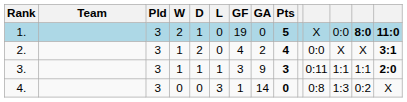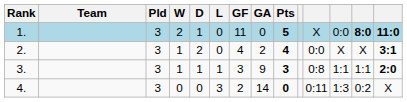(240, 32) 19 -> (240, 32) 11
(316, 69) 0:11 -> (316, 69) 0:8
(240, 87) 1 -> (240, 87) 2
(316, 87) 0:8 -> (316, 87) 0:11
